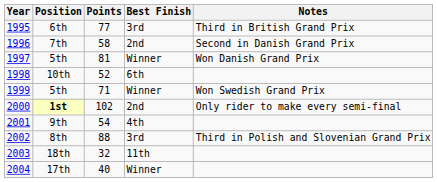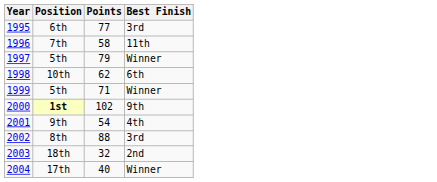- column: (313, 13)
(135, 44) 2nd -> (138, 44) 11th
(104, 60) 81 -> (104, 60) 79
(104, 76) 52 -> (104, 76) 62
(135, 107) 2nd -> (135, 107) 9th
(138, 154) 11th -> (135, 154) 2nd
